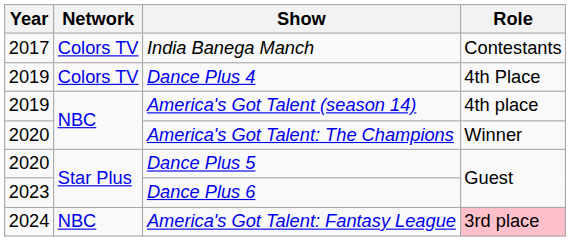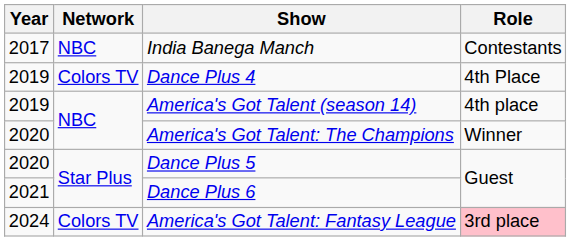(98, 47) Colors TV -> (77, 47) NBC
(29, 192) 2023 -> (29, 192) 2021
(77, 221) NBC -> (98, 221) Colors TV
